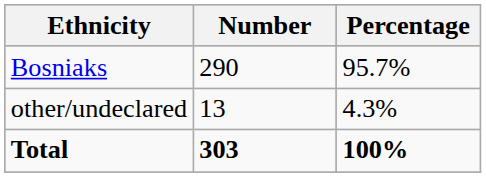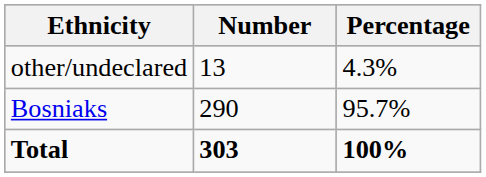rows swapped: (59, 66) <-> (99, 108)
